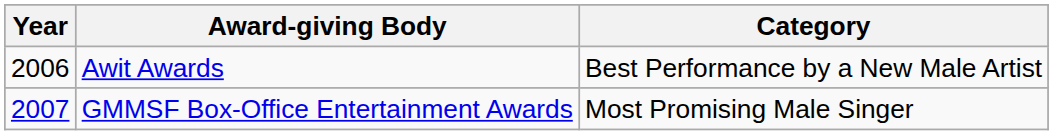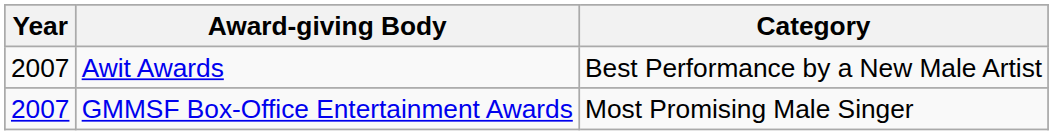(40, 67) 2006 -> (40, 67) 2007
